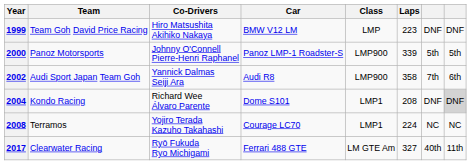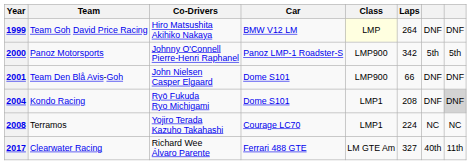(371, 30) no background -> (371, 30) lightyellow background
(409, 30) 223 -> (409, 30) 264
(409, 54) 339 -> (409, 54) 342
+ row: (16, 78)
- row: (16, 78)
(181, 101) Richard Wee Álvaro Parente -> (180, 101) Ryō Fukuda Ryo Michigami
(180, 149) Ryō Fukuda Ryo Michigami -> (181, 149) Richard Wee Álvaro Parente
